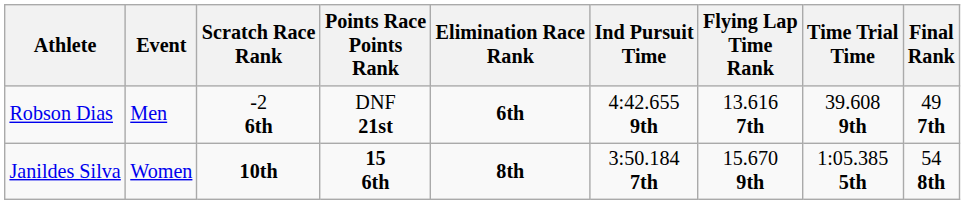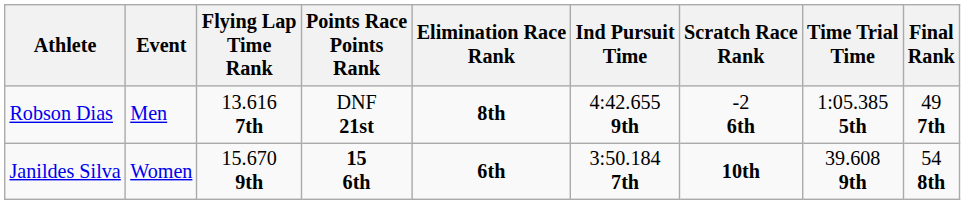columns swapped: (750, 45) <-> (259, 45)
(510, 114) 6th -> (491, 114) 8th
(853, 114) 39.608 9th -> (853, 114) 1:05.385 5th
(510, 171) 8th -> (491, 171) 6th
(853, 171) 1:05.385 5th -> (853, 171) 39.608 9th
